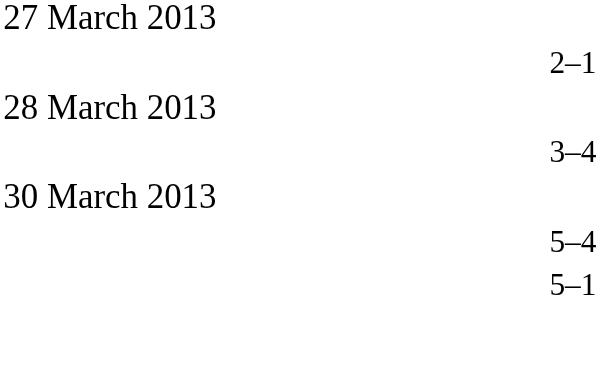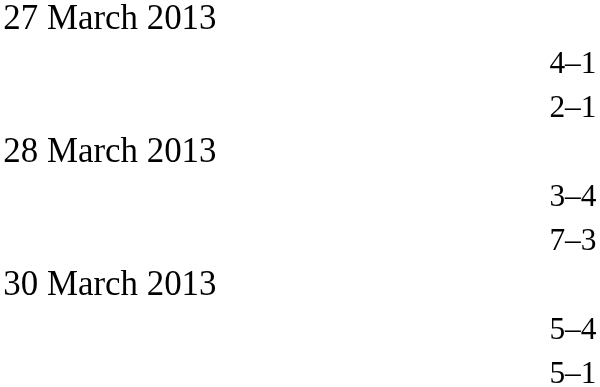+ row: (236, 63)
+ row: (236, 240)
